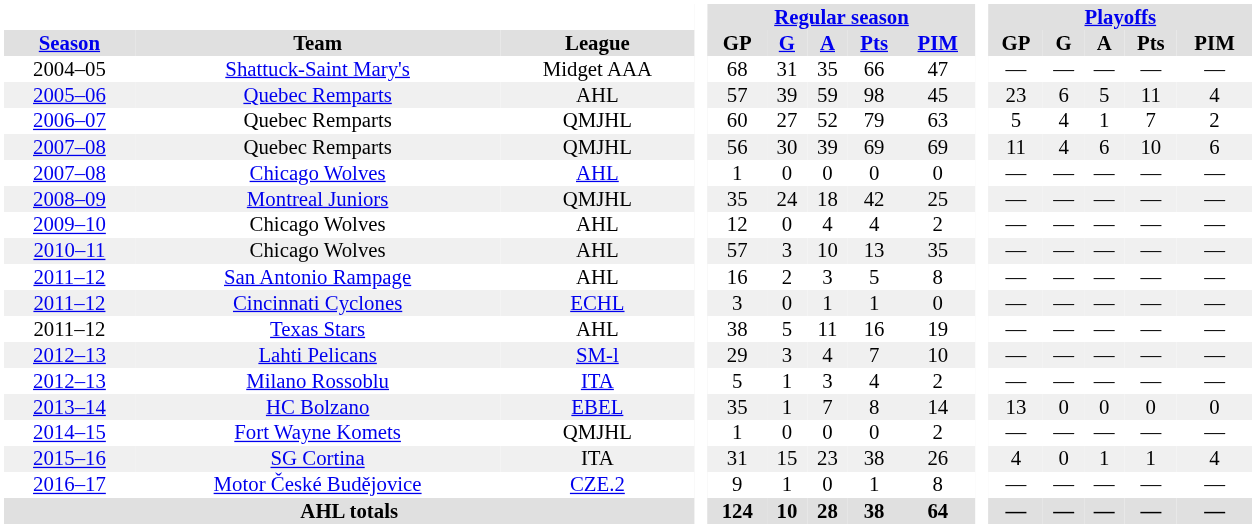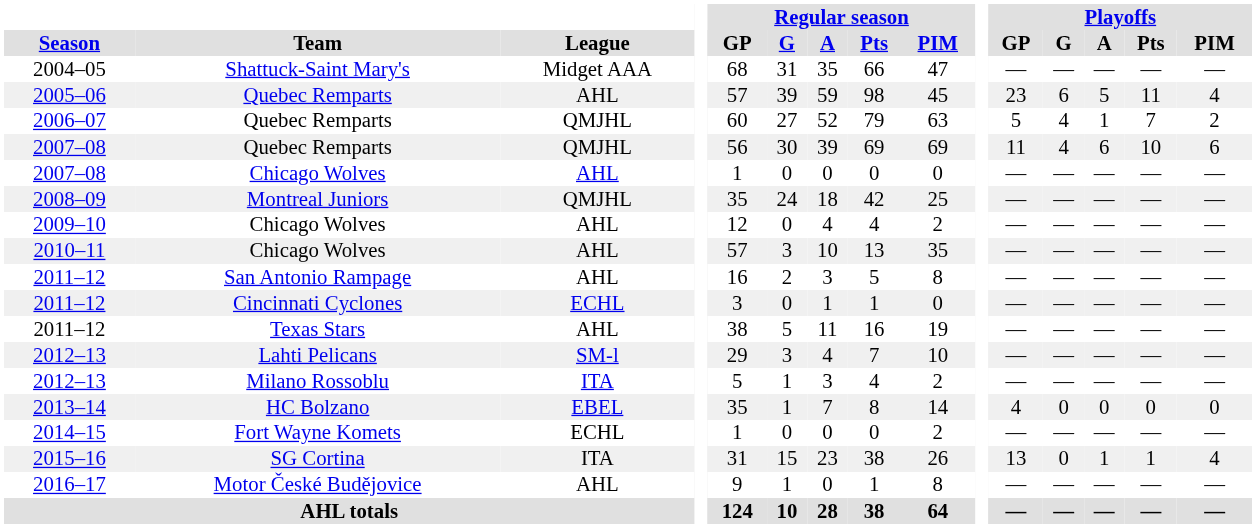(1016, 406) 13 -> (1016, 406) 4
(597, 432) QMJHL -> (597, 432) ECHL
(1016, 458) 4 -> (1016, 458) 13
(597, 484) CZE.2 -> (597, 484) AHL
